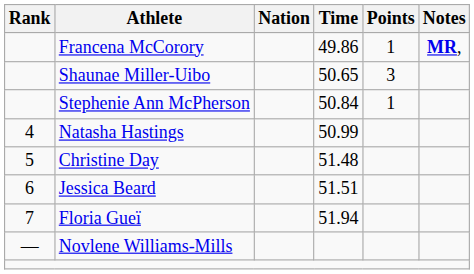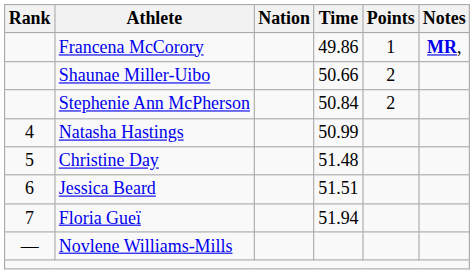(338, 75) 50.65 -> (338, 75) 50.66
(391, 75) 3 -> (391, 75) 2
(391, 103) 1 -> (391, 103) 2
